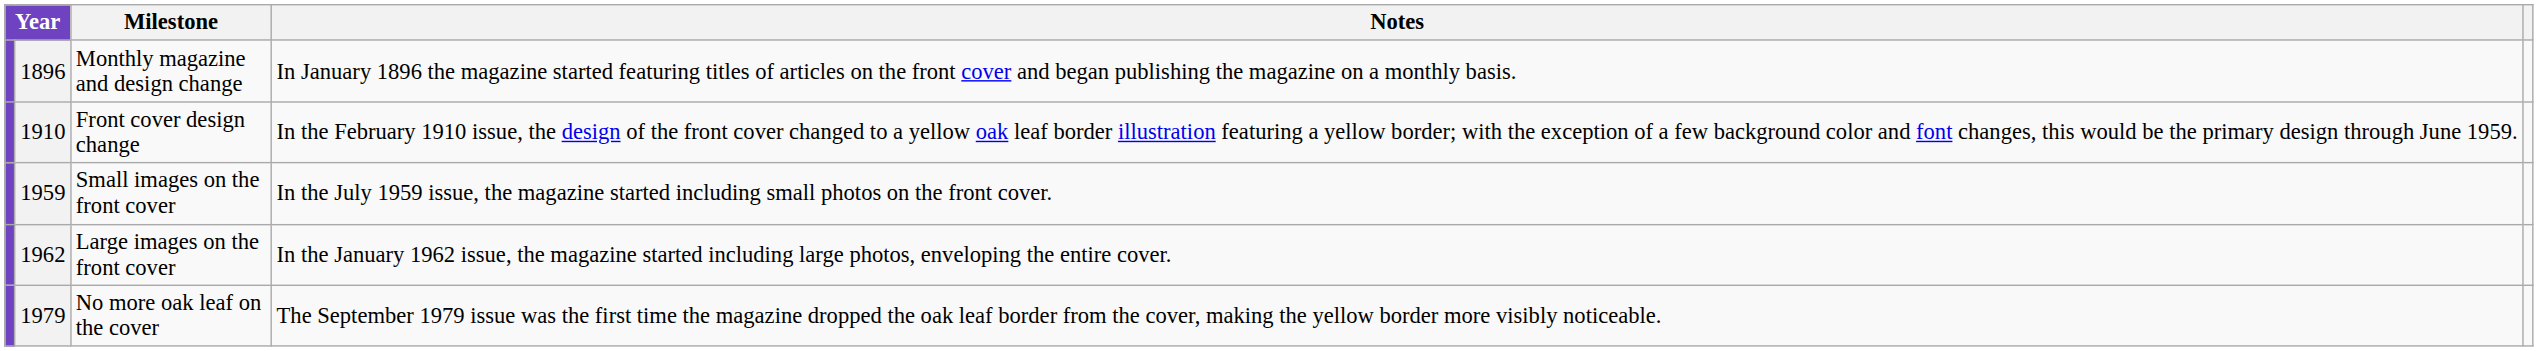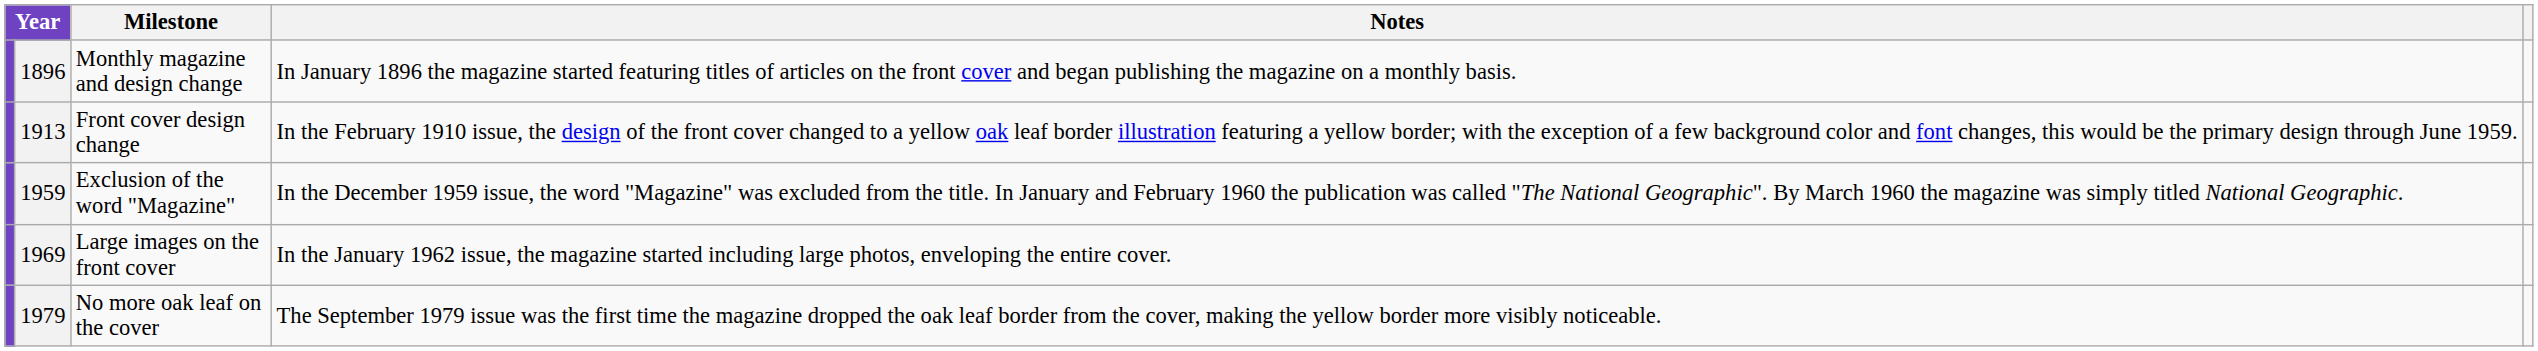(43, 132) 1910 -> (43, 132) 1913
- row: (168, 193)
+ row: (156, 193)
(43, 254) 1962 -> (43, 254) 1969
